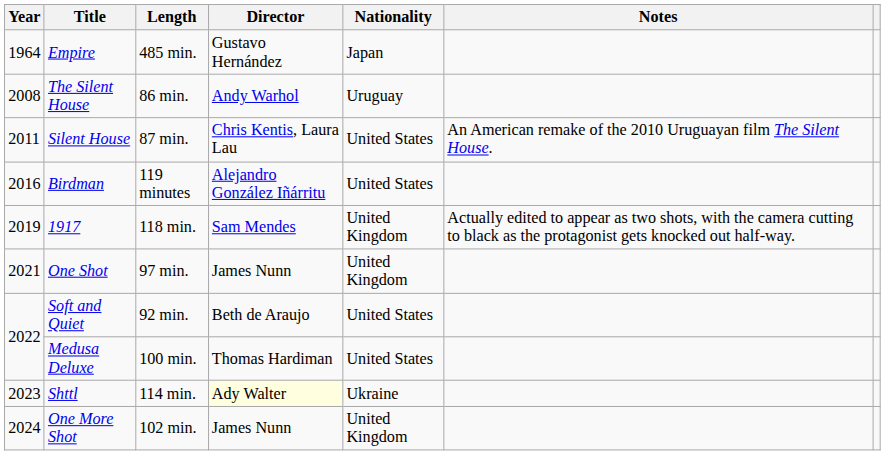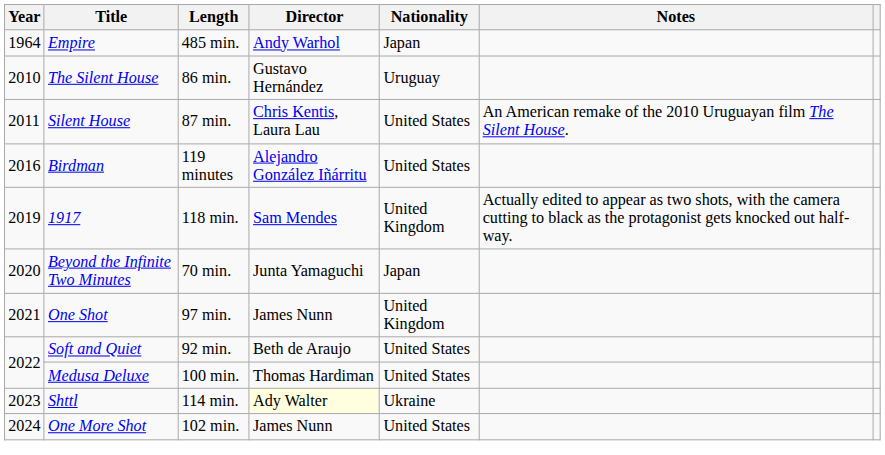(247, 52) Gustavo Hernández -> (296, 42) Andy Warhol
(24, 95) 2008 -> (24, 77) 2010
(255, 95) Andy Warhol -> (288, 77) Gustavo Hernández
+ row: (109, 271)
(377, 428) United Kingdom -> (427, 426) United States
